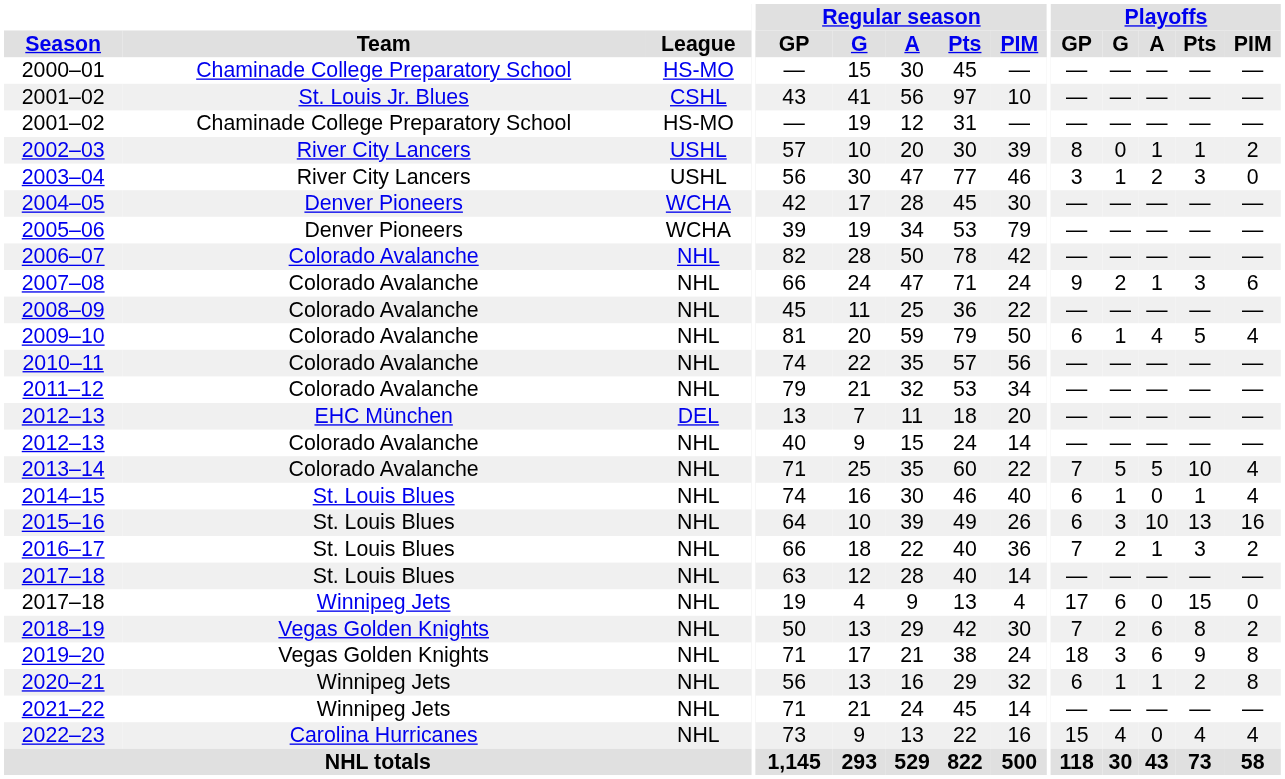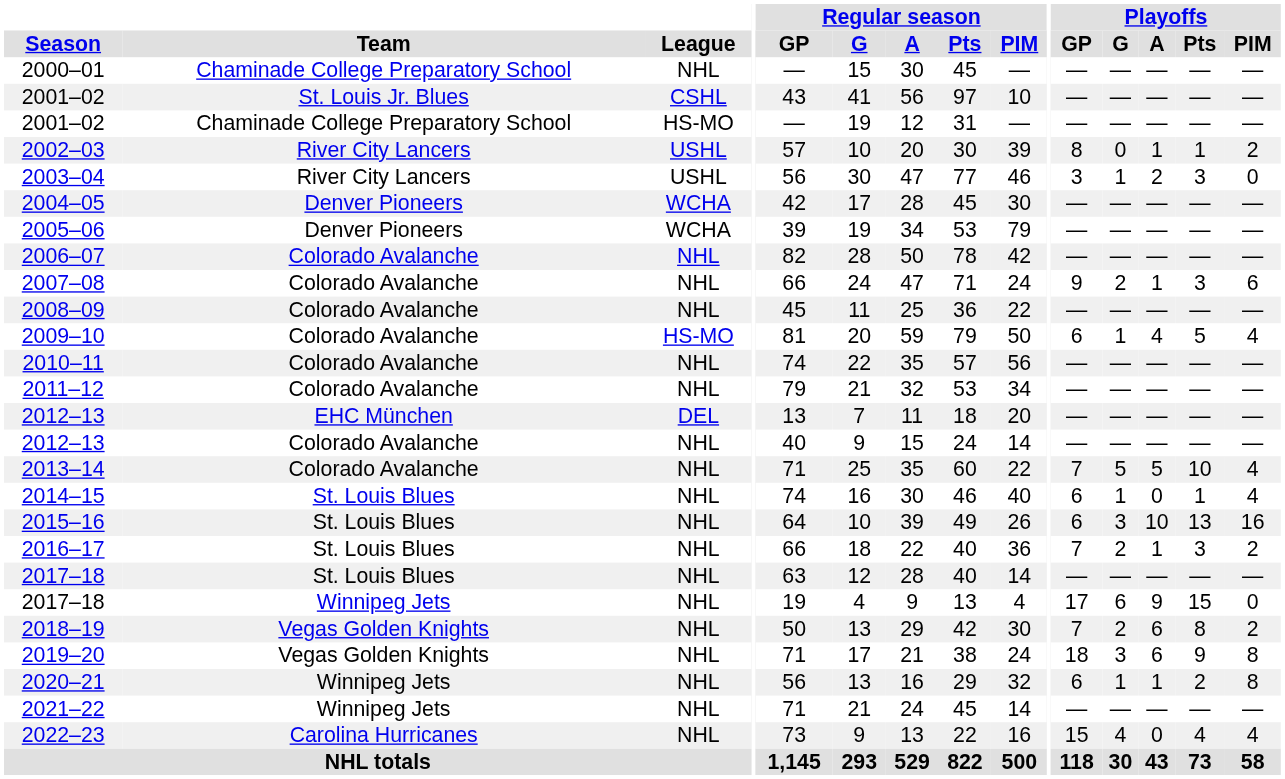(698, 70) HS-MO -> (698, 70) NHL
(698, 336) NHL -> (698, 336) HS-MO
(1157, 602) 0 -> (1157, 602) 9
